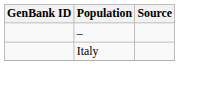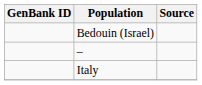+ row: (115, 32)
